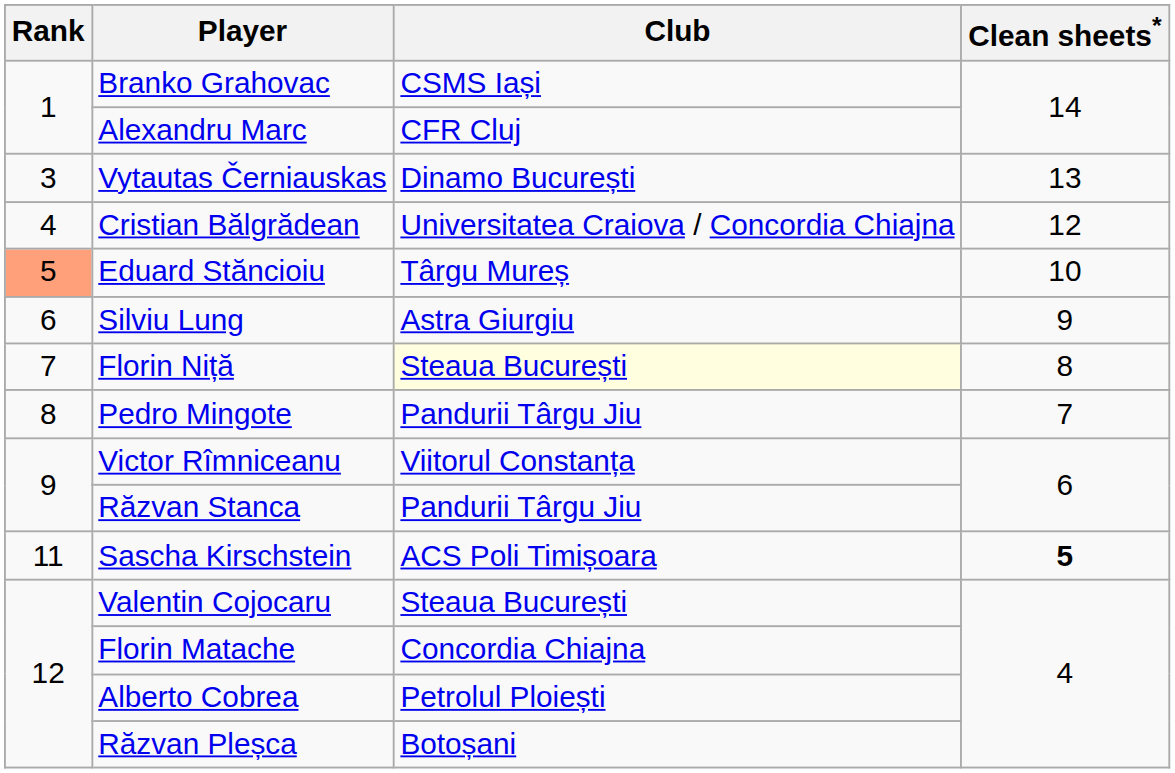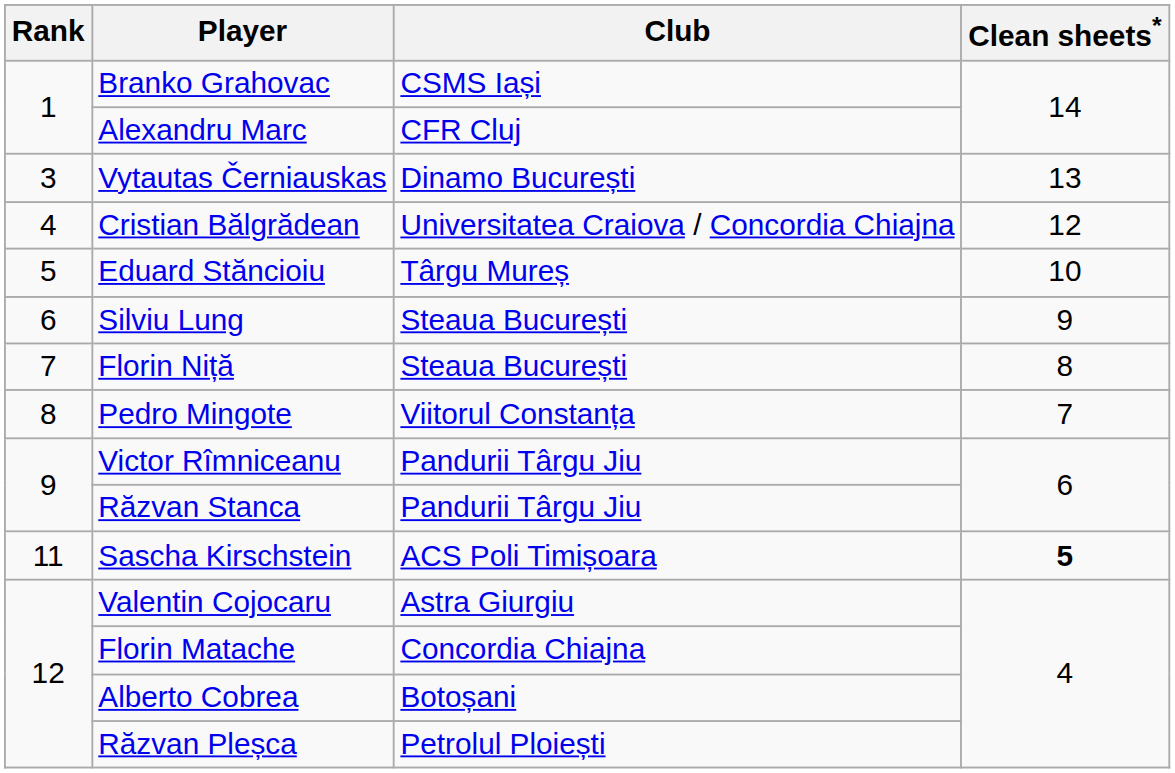(48, 272) lightsalmon background -> (48, 272) no background
(487, 319) Astra Giurgiu -> (514, 319) Steaua București
(514, 366) lightyellow background -> (514, 366) no background
(521, 413) Pandurii Târgu Jiu -> (518, 413) Viitorul Constanța
(518, 460) Viitorul Constanța -> (521, 460) Pandurii Târgu Jiu
(514, 602) Steaua București -> (487, 602) Astra Giurgiu
(503, 696) Petrolul Ploiești -> (458, 696) Botoșani
(458, 744) Botoșani -> (503, 744) Petrolul Ploiești
